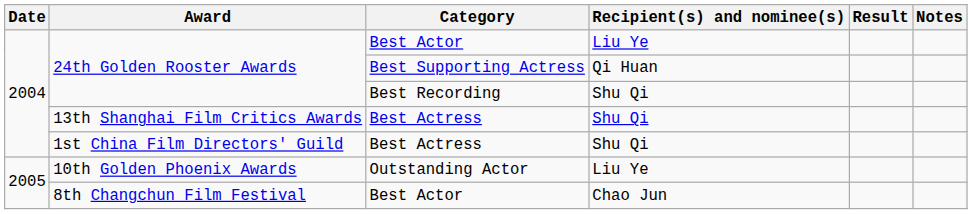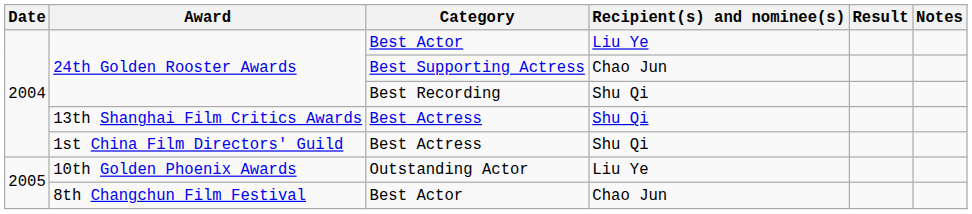(625, 68) Qi Huan -> (630, 68) Chao Jun
